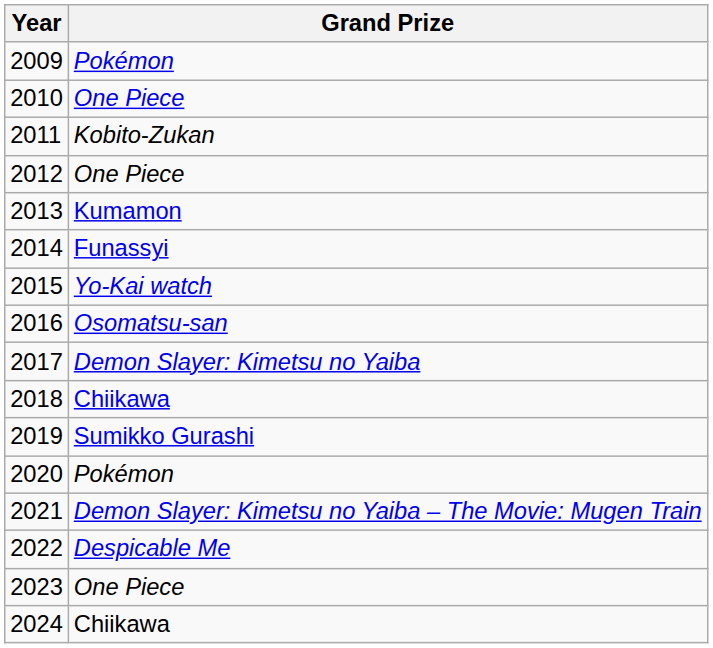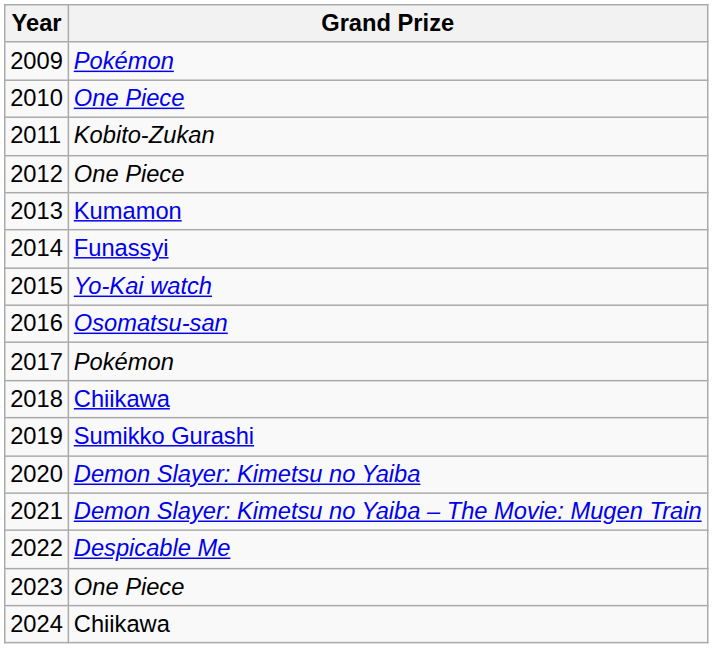(247, 361) Demon Slayer: Kimetsu no Yaiba -> (124, 361) Pokémon
(124, 473) Pokémon -> (247, 473) Demon Slayer: Kimetsu no Yaiba
